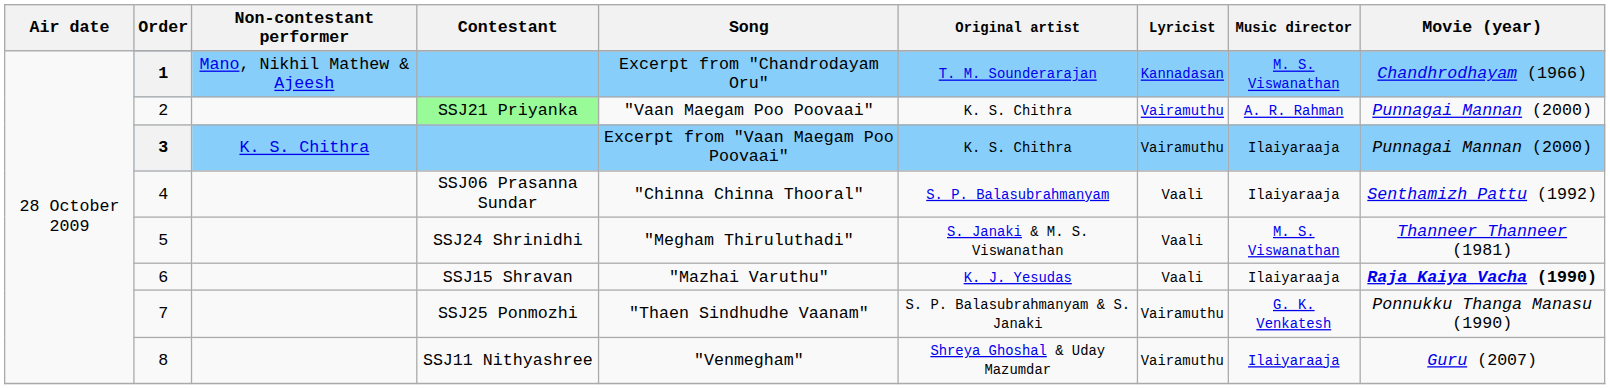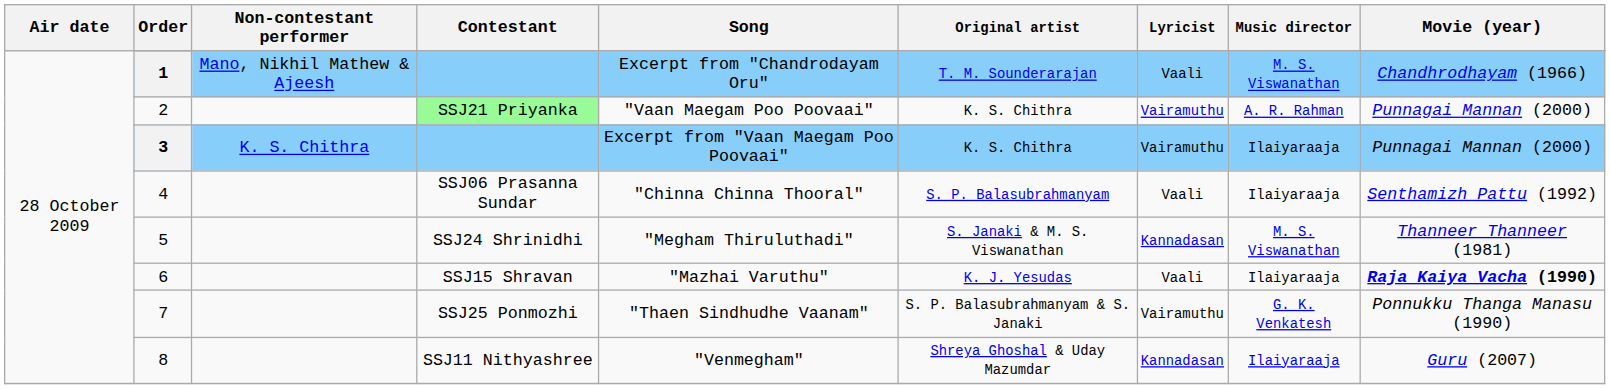(1182, 75) Kannadasan -> (1182, 75) Vaali
(1182, 241) Vaali -> (1182, 241) Kannadasan
(1182, 361) Vairamuthu -> (1182, 361) Kannadasan
